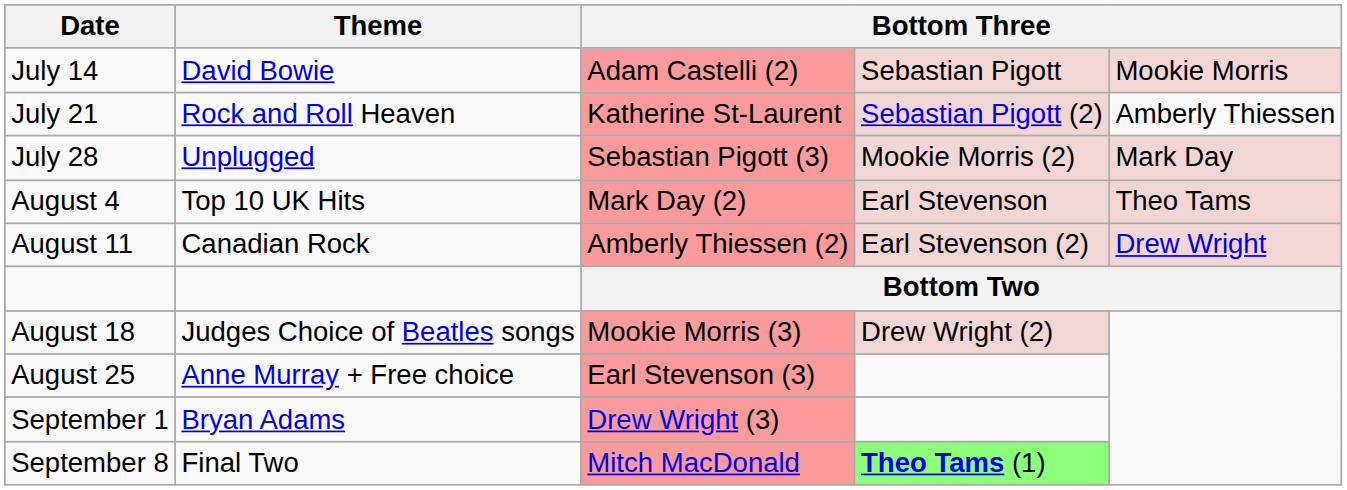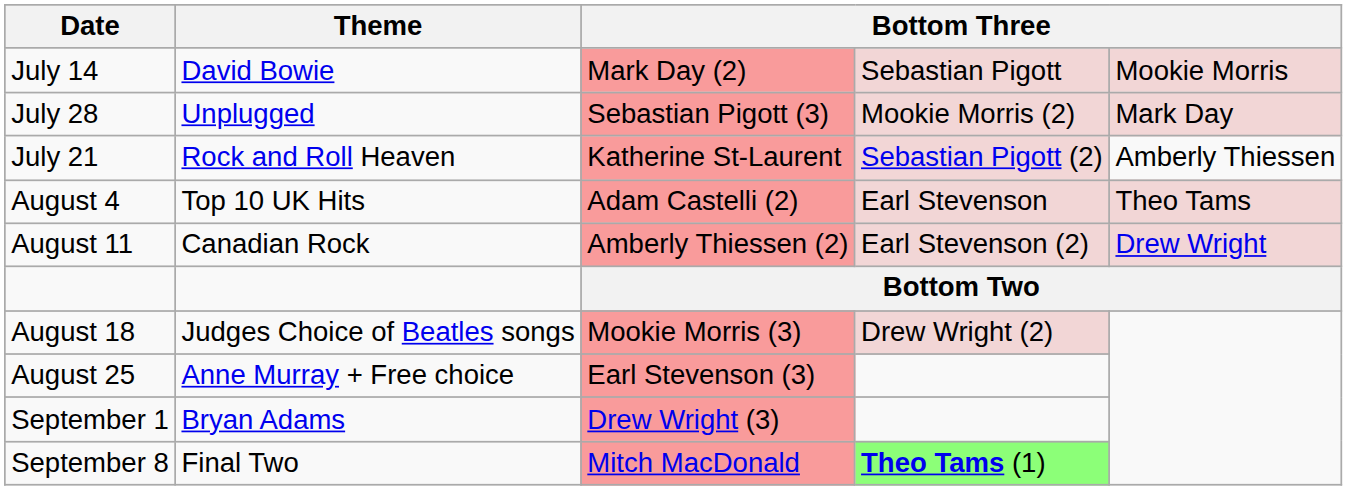(693, 69) Adam Castelli (2) -> (667, 69) Mark Day (2)
rows swapped: (55, 113) <-> (55, 157)
(667, 200) Mark Day (2) -> (693, 200) Adam Castelli (2)
